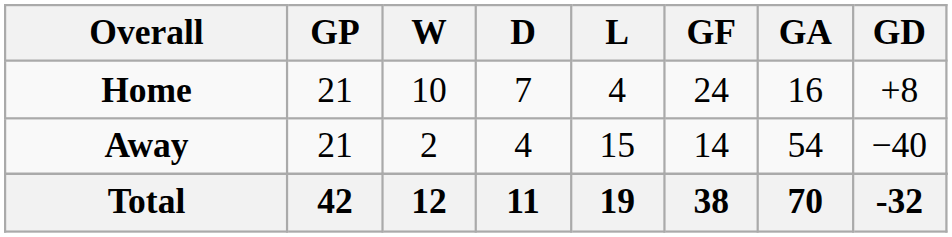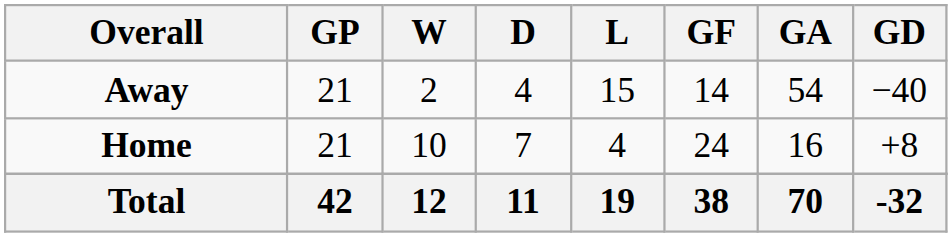rows swapped: (146, 88) <-> (146, 145)
